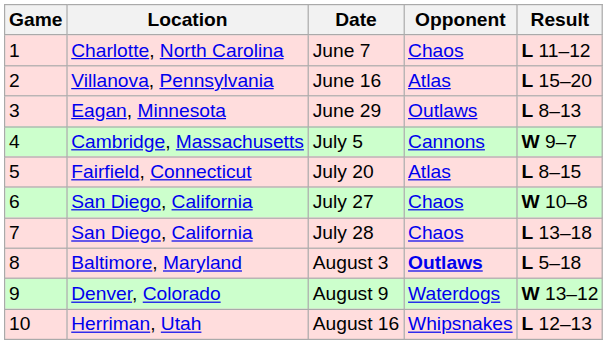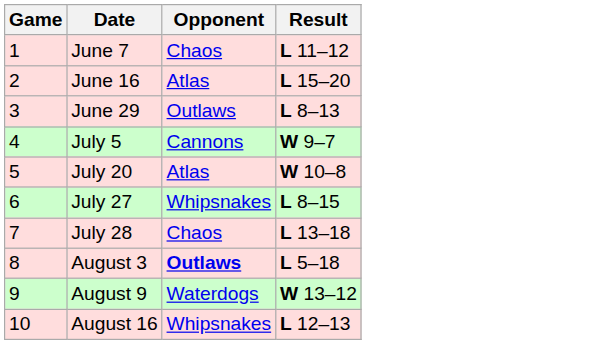- column: (188, 19)
(551, 171) L 8–15 -> (313, 171) W 10–8
(436, 202) Chaos -> (219, 202) Whipsnakes
(555, 202) W 10–8 -> (310, 202) L 8–15
